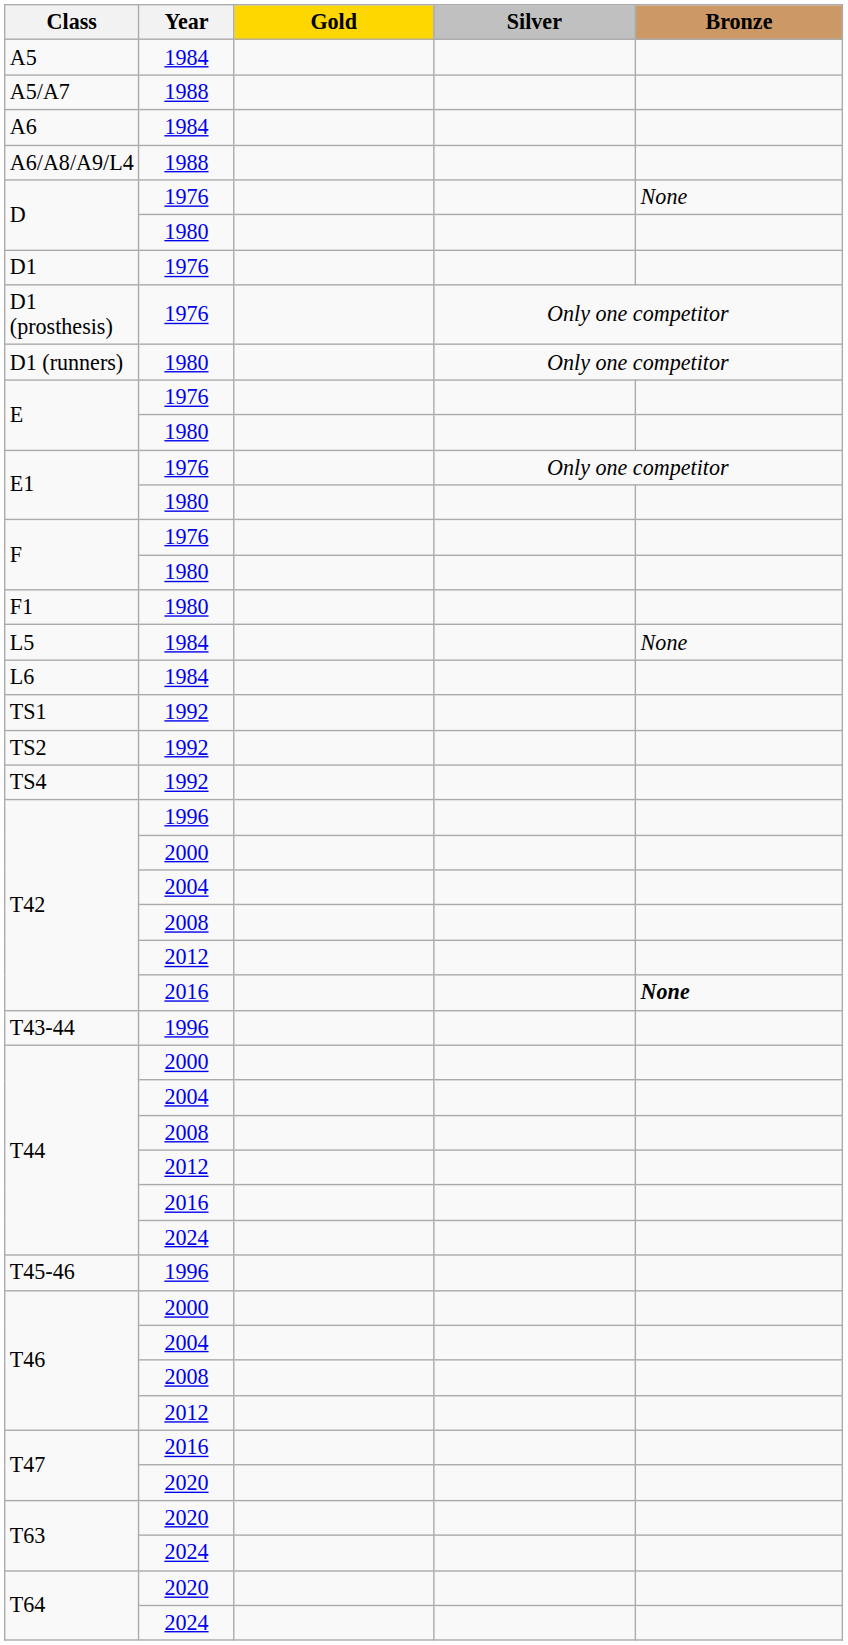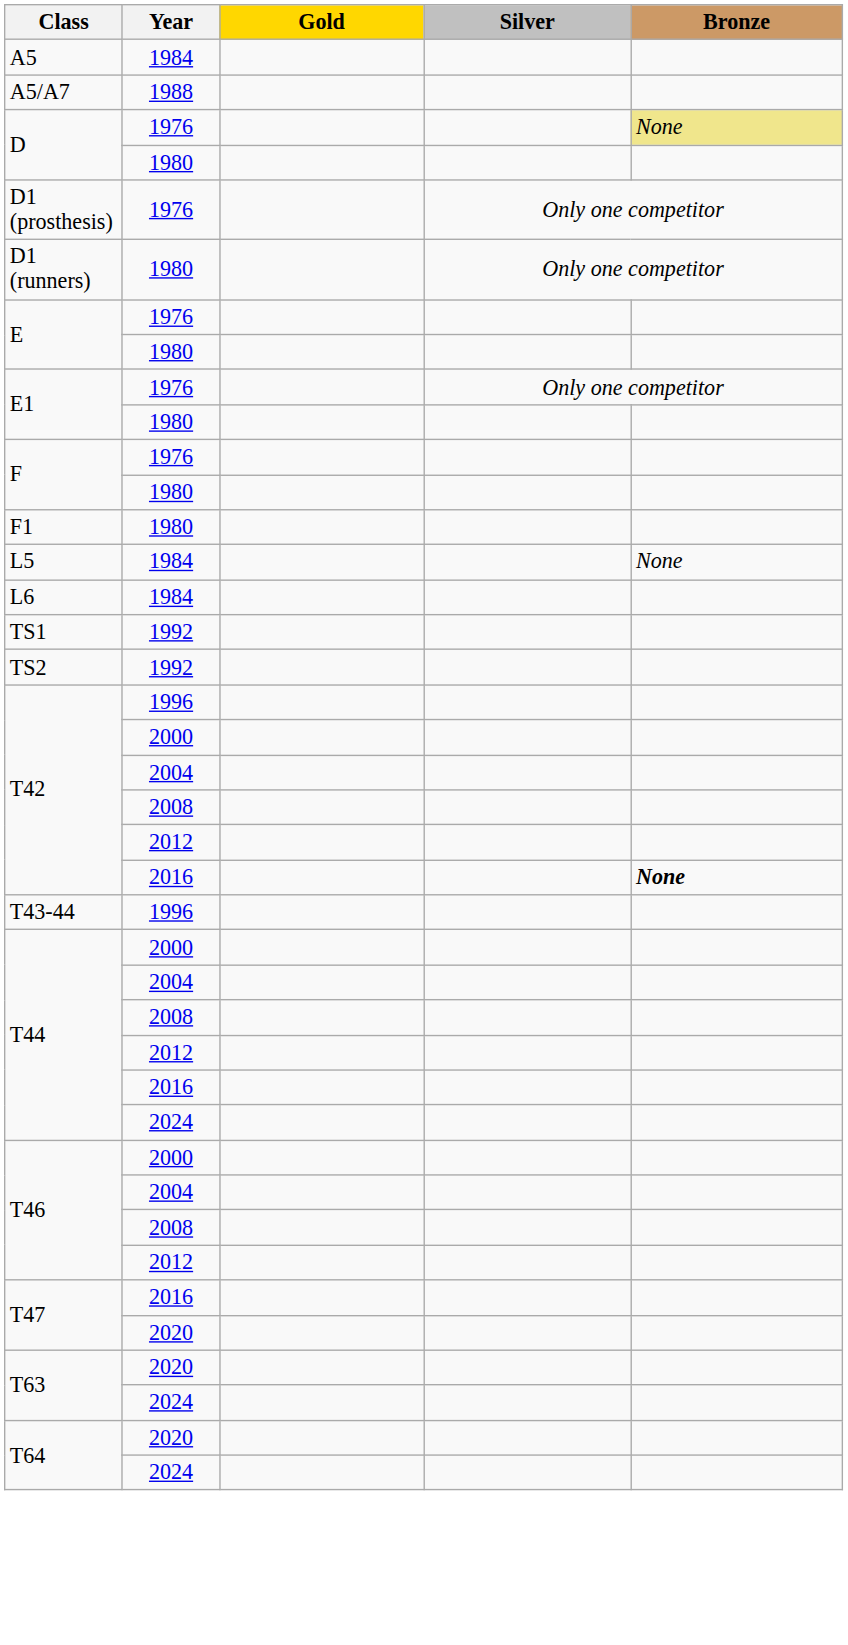- row: (23, 127)
- row: (72, 162)
(664, 197) no background -> (659, 127) khaki background
- row: (23, 267)
- row: (28, 782)
- row: (42, 1272)
